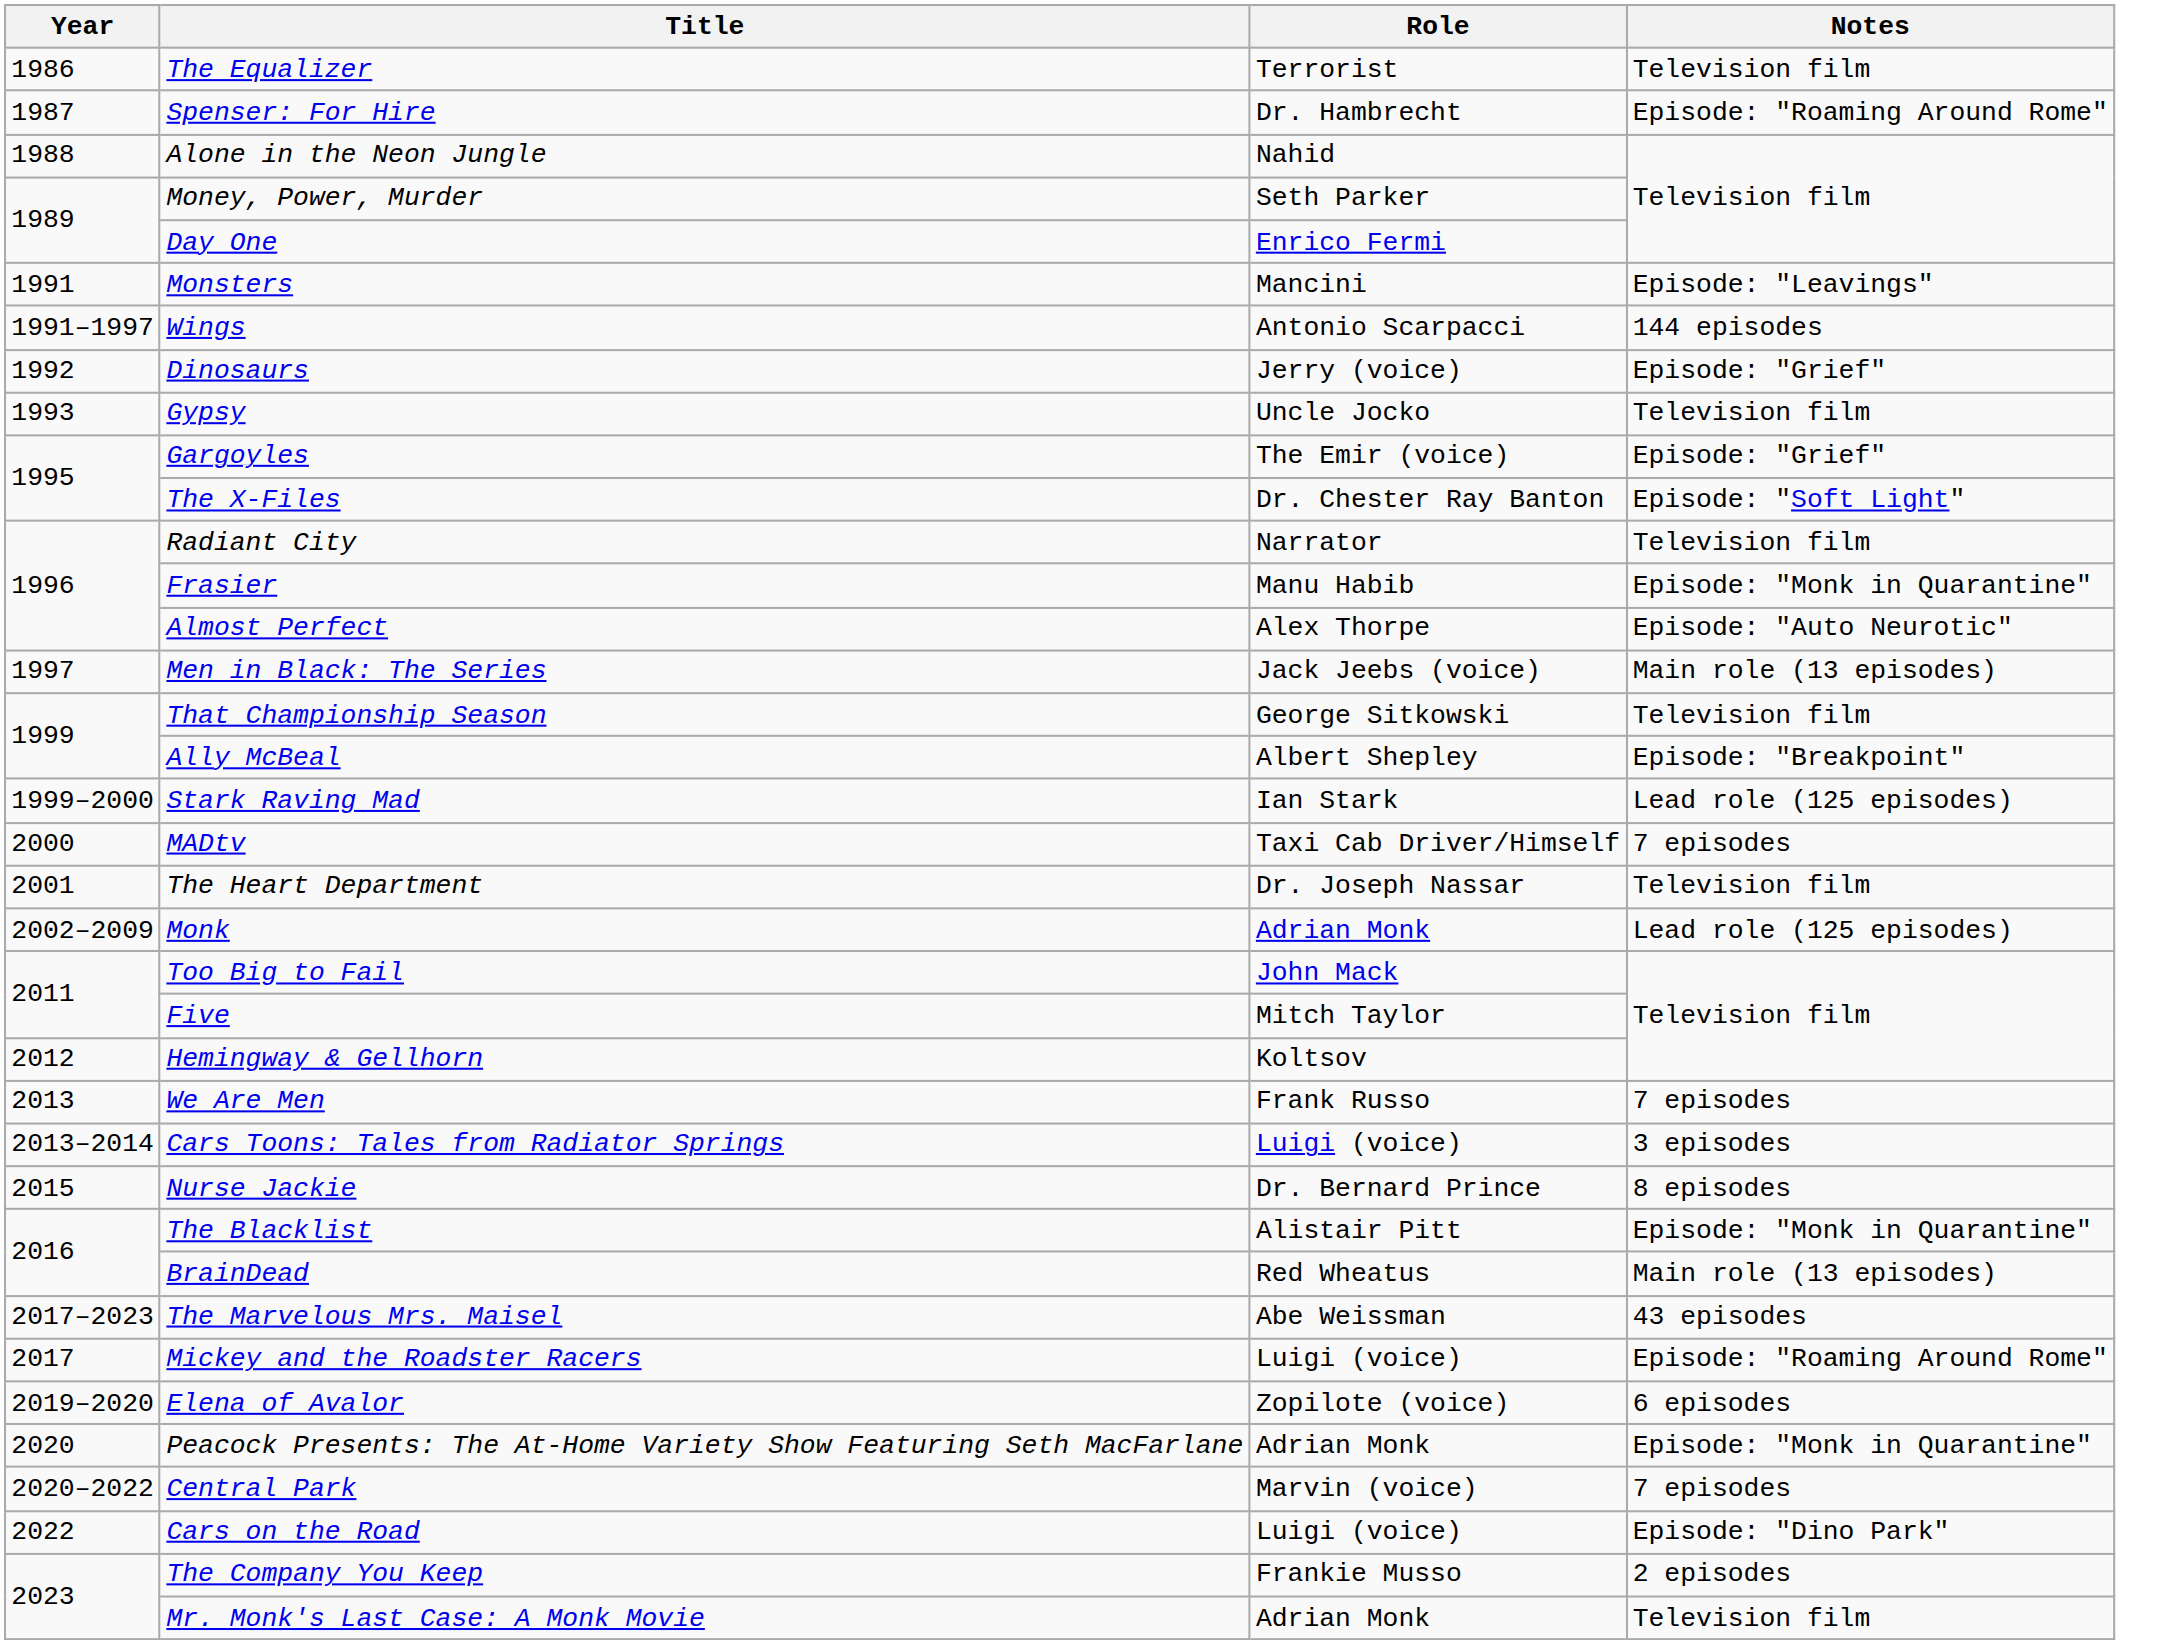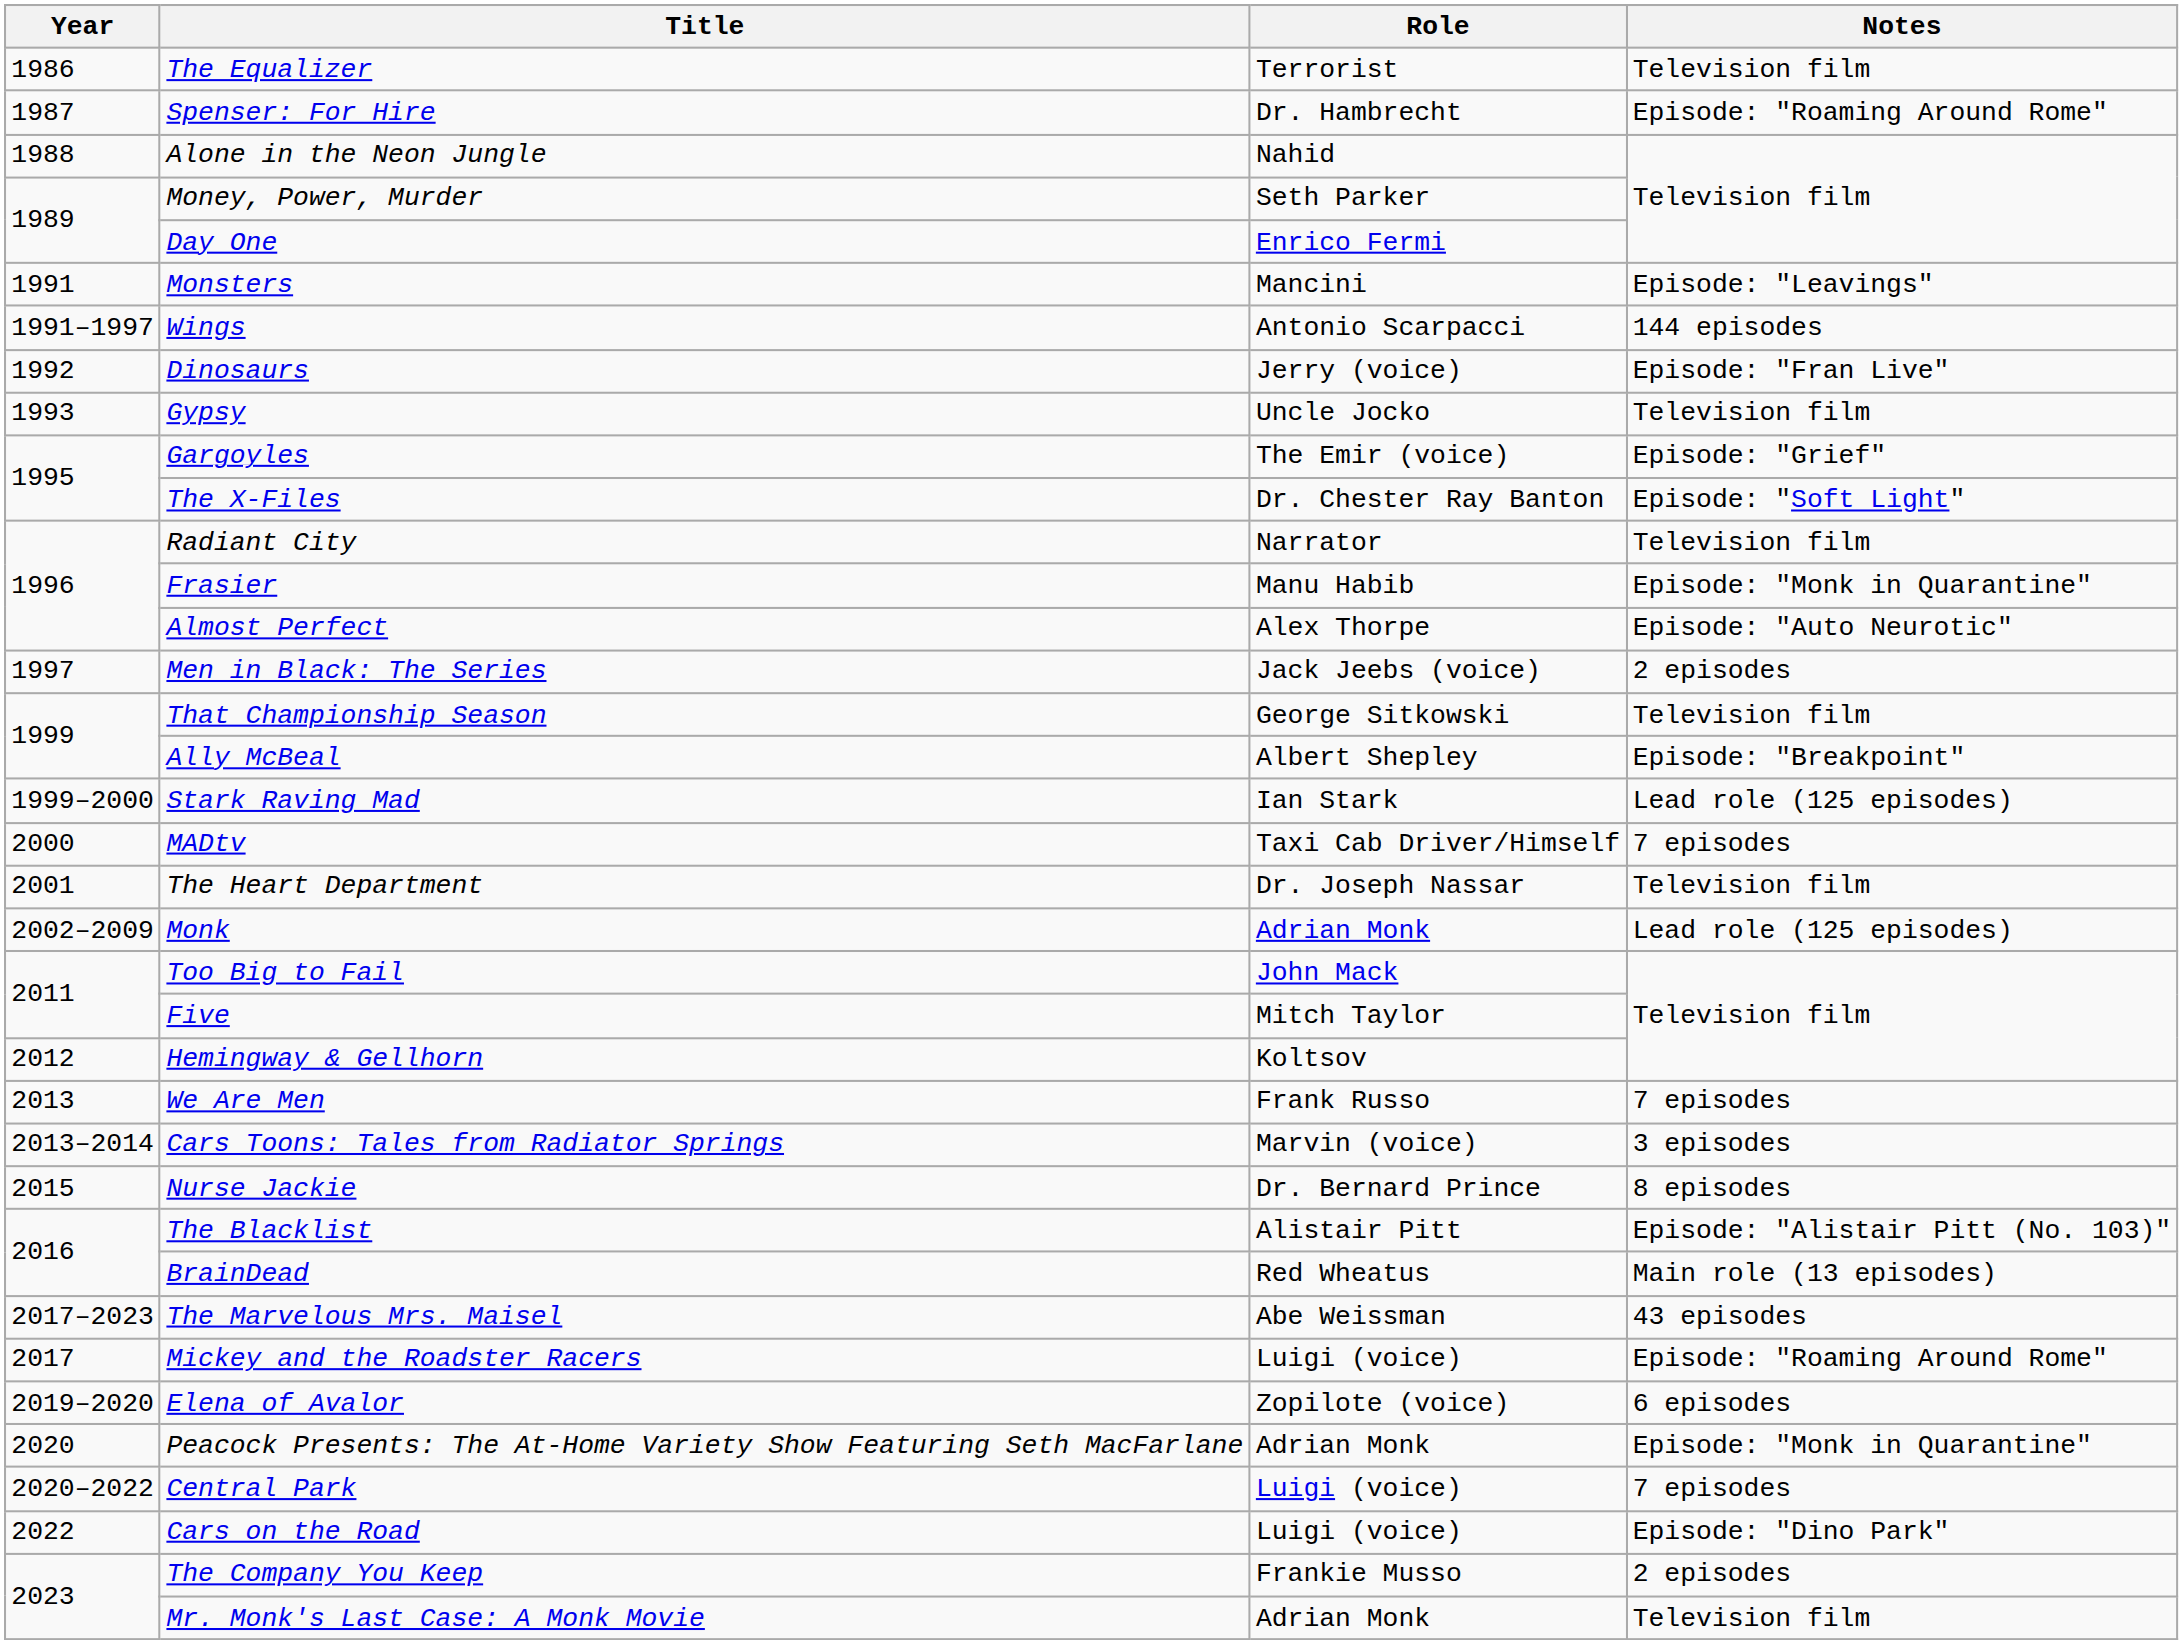(1759, 371) Episode: "Grief" -> (1791, 371) Episode: "Fran Live"
(1815, 672) Main role (13 episodes) -> (1712, 672) 2 episodes
(1359, 1145) Luigi (voice) -> (1367, 1145) Marvin (voice)
(1862, 1231) Episode: "Monk in Quarantine" -> (1902, 1231) Episode: "Alistair Pitt (No. 103)"
(1367, 1489) Marvin (voice) -> (1359, 1489) Luigi (voice)
